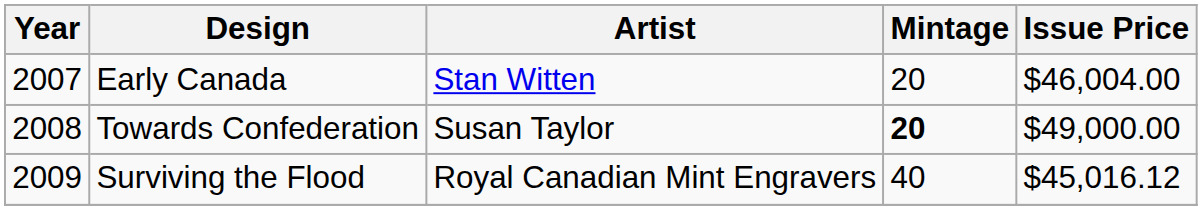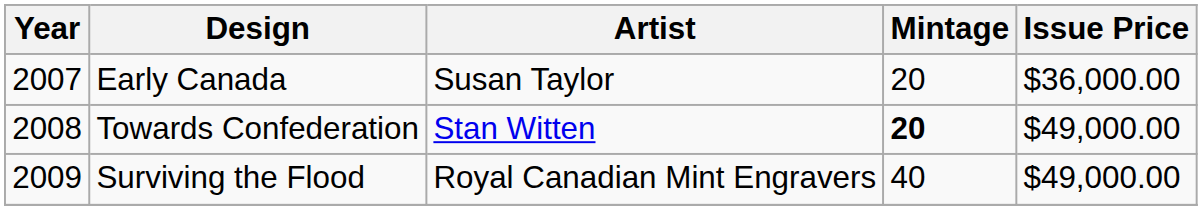(514, 79) Stan Witten -> (524, 79) Susan Taylor
(1102, 79) $46,004.00 -> (1102, 79) $36,000.00
(524, 128) Susan Taylor -> (514, 128) Stan Witten
(1102, 178) $45,016.12 -> (1102, 178) $49,000.00
